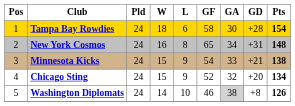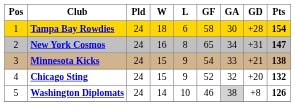(279, 45) 148 -> (279, 45) 147
(279, 77) 134 -> (279, 77) 132
